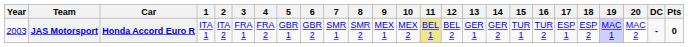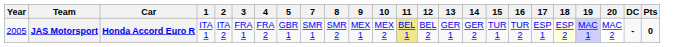- column: (312, 11)
(16, 30) 2003 -> (16, 30) 2005
(588, 30) no background -> (565, 30) lightyellow background
